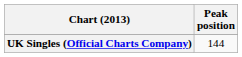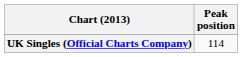(216, 43) 144 -> (216, 43) 114
